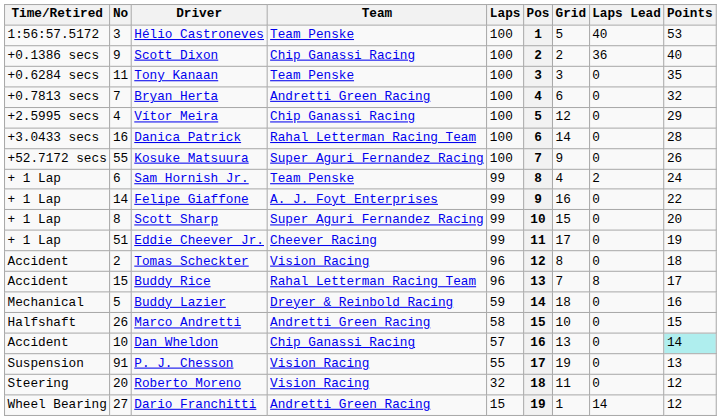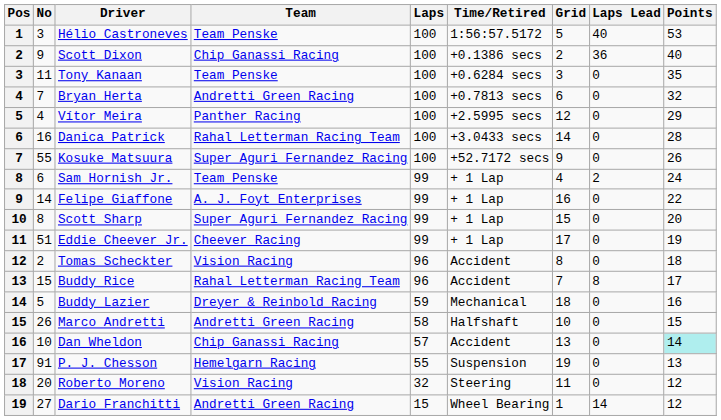columns swapped: (538, 15) <-> (57, 15)
(343, 118) Chip Ganassi Racing -> (247, 118) Panther Racing
(320, 364) Vision Racing -> (255, 364) Hemelgarn Racing
